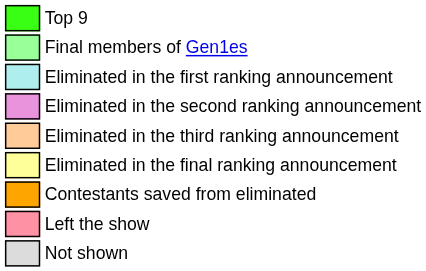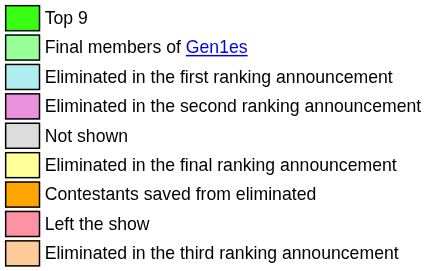rows swapped: (222, 136) <-> (86, 253)
